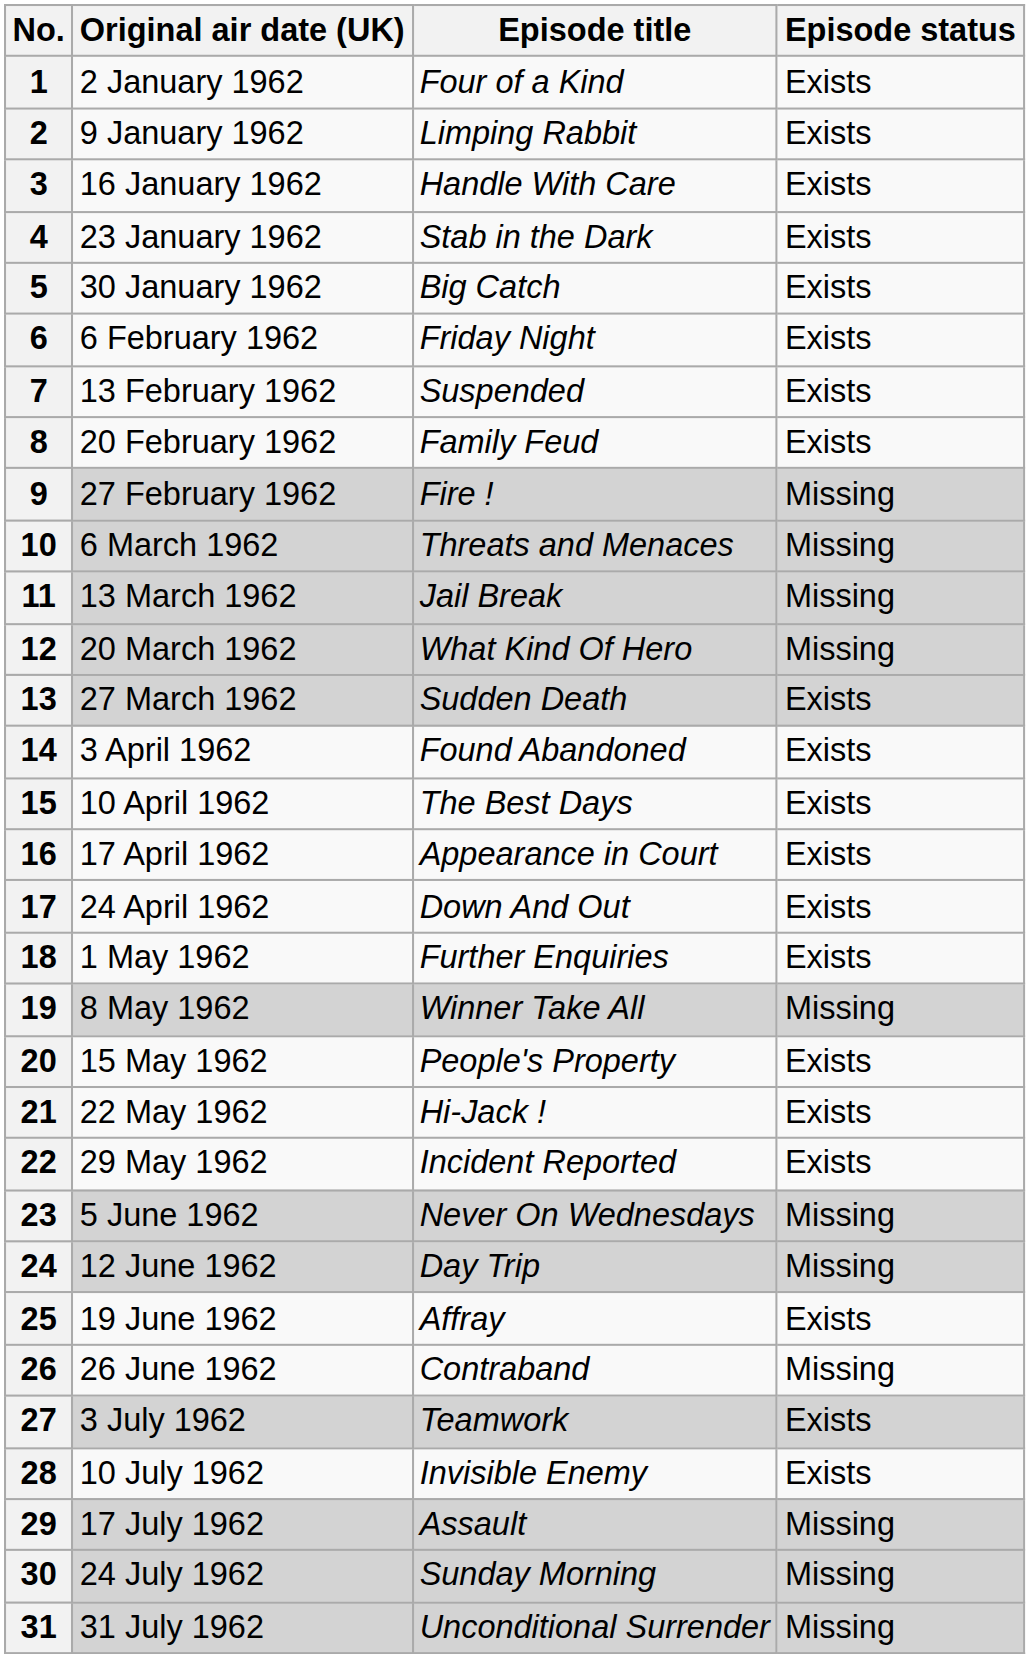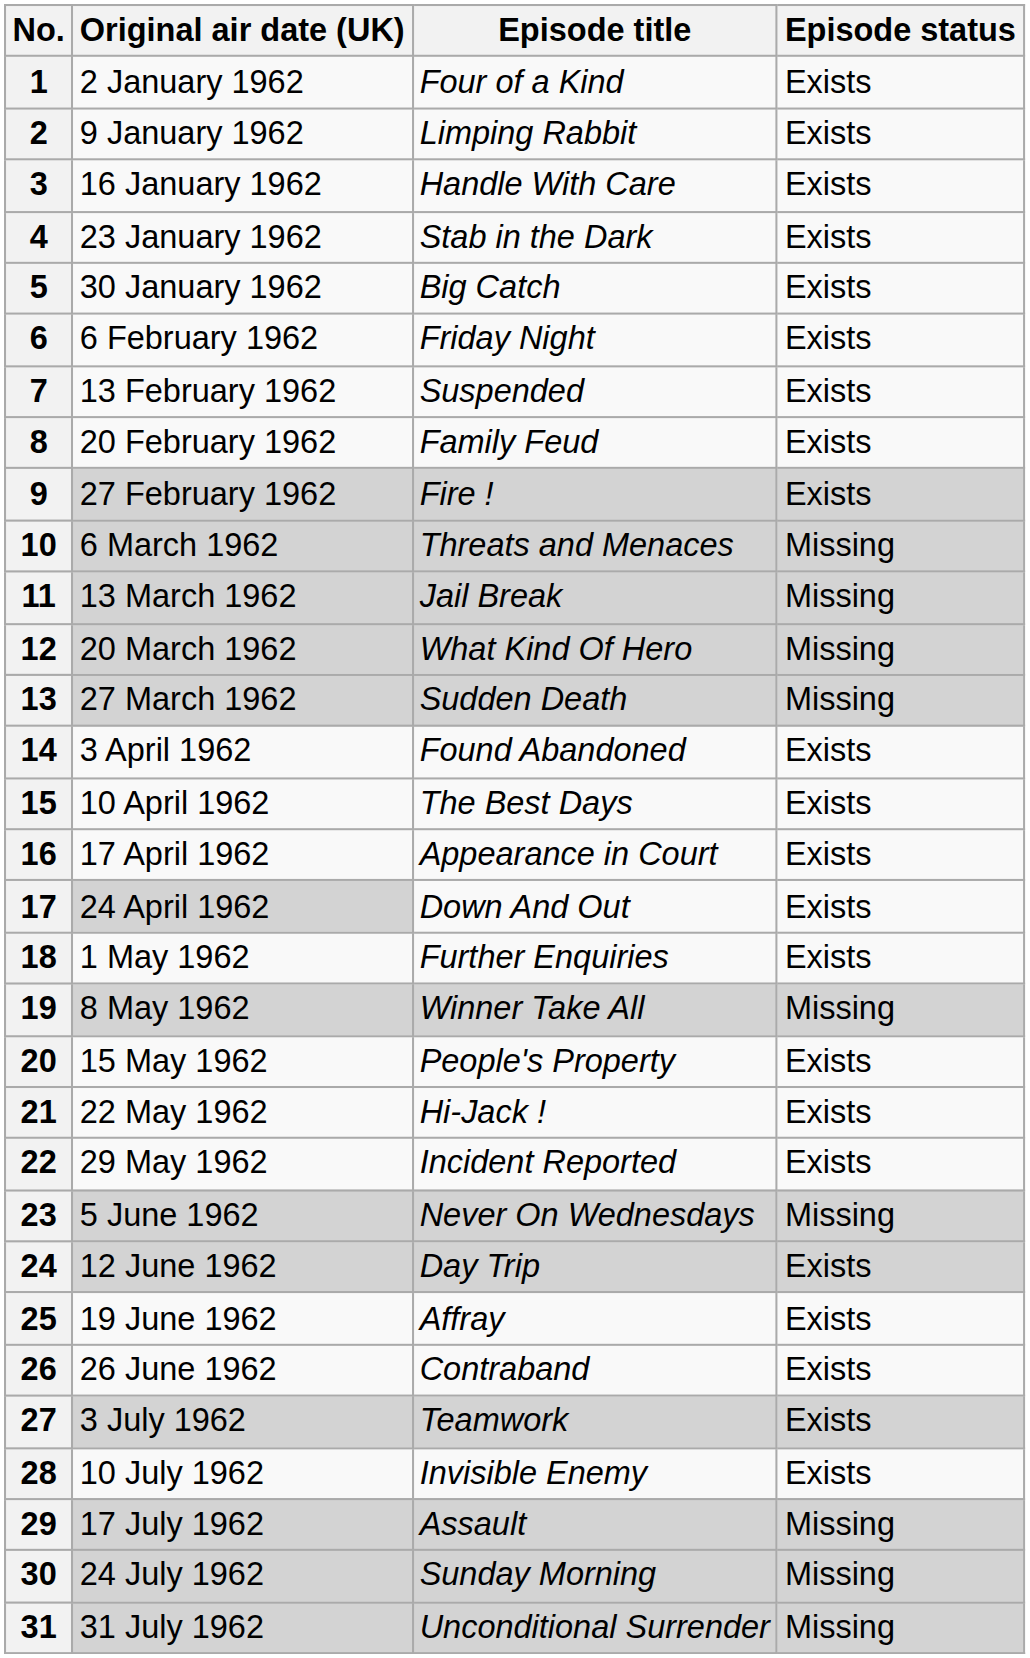(840, 493) Missing -> (828, 493) Exists
(828, 699) Exists -> (840, 699) Missing
(175, 905) no background -> (175, 905) lightgrey background
(840, 1266) Missing -> (828, 1266) Exists
(840, 1369) Missing -> (828, 1369) Exists
